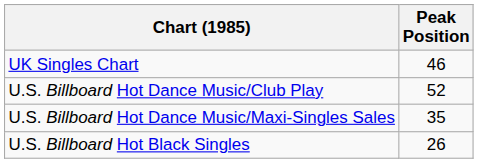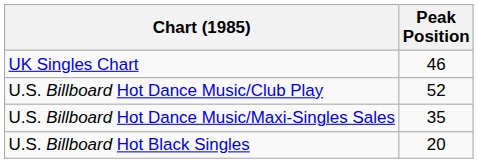(436, 144) 26 -> (436, 144) 20
